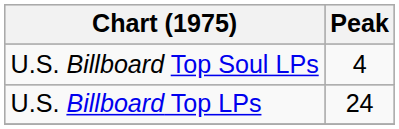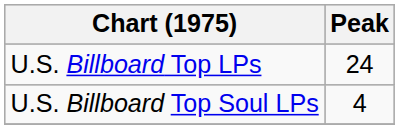rows swapped: (136, 104) <-> (165, 64)
